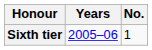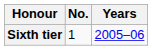columns swapped: (134, 14) <-> (93, 14)
